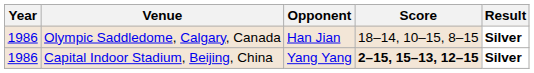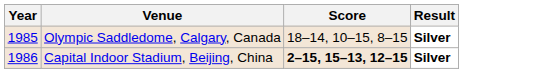- column: (319, 16)
(23, 37) 1986 -> (23, 37) 1985
